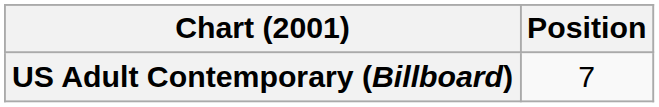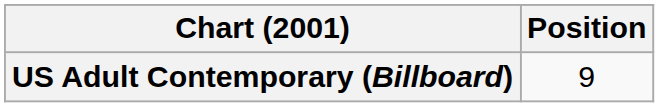(587, 76) 7 -> (587, 76) 9
